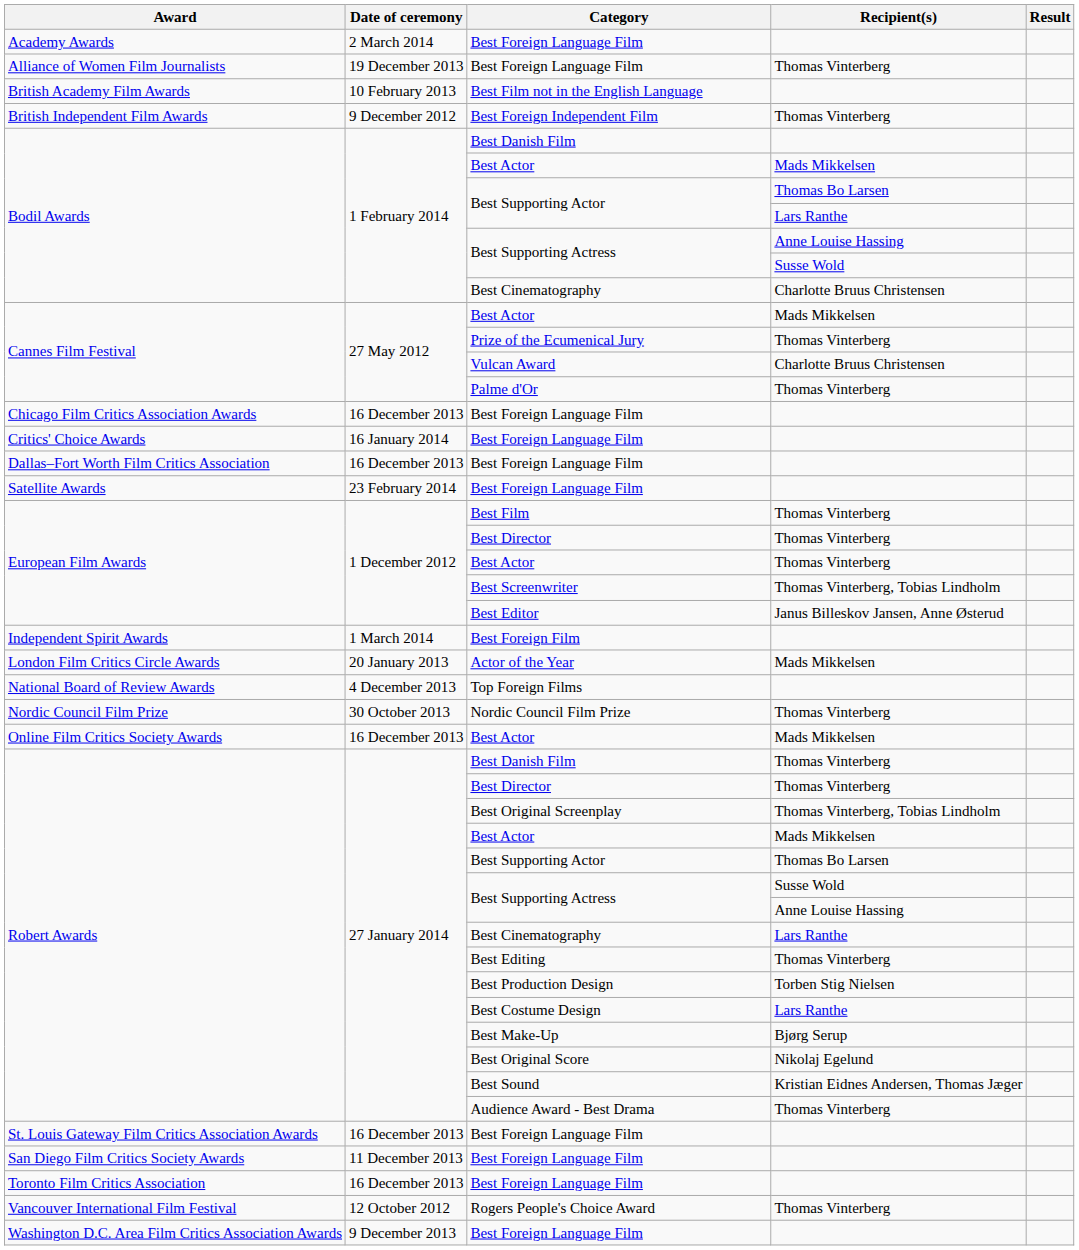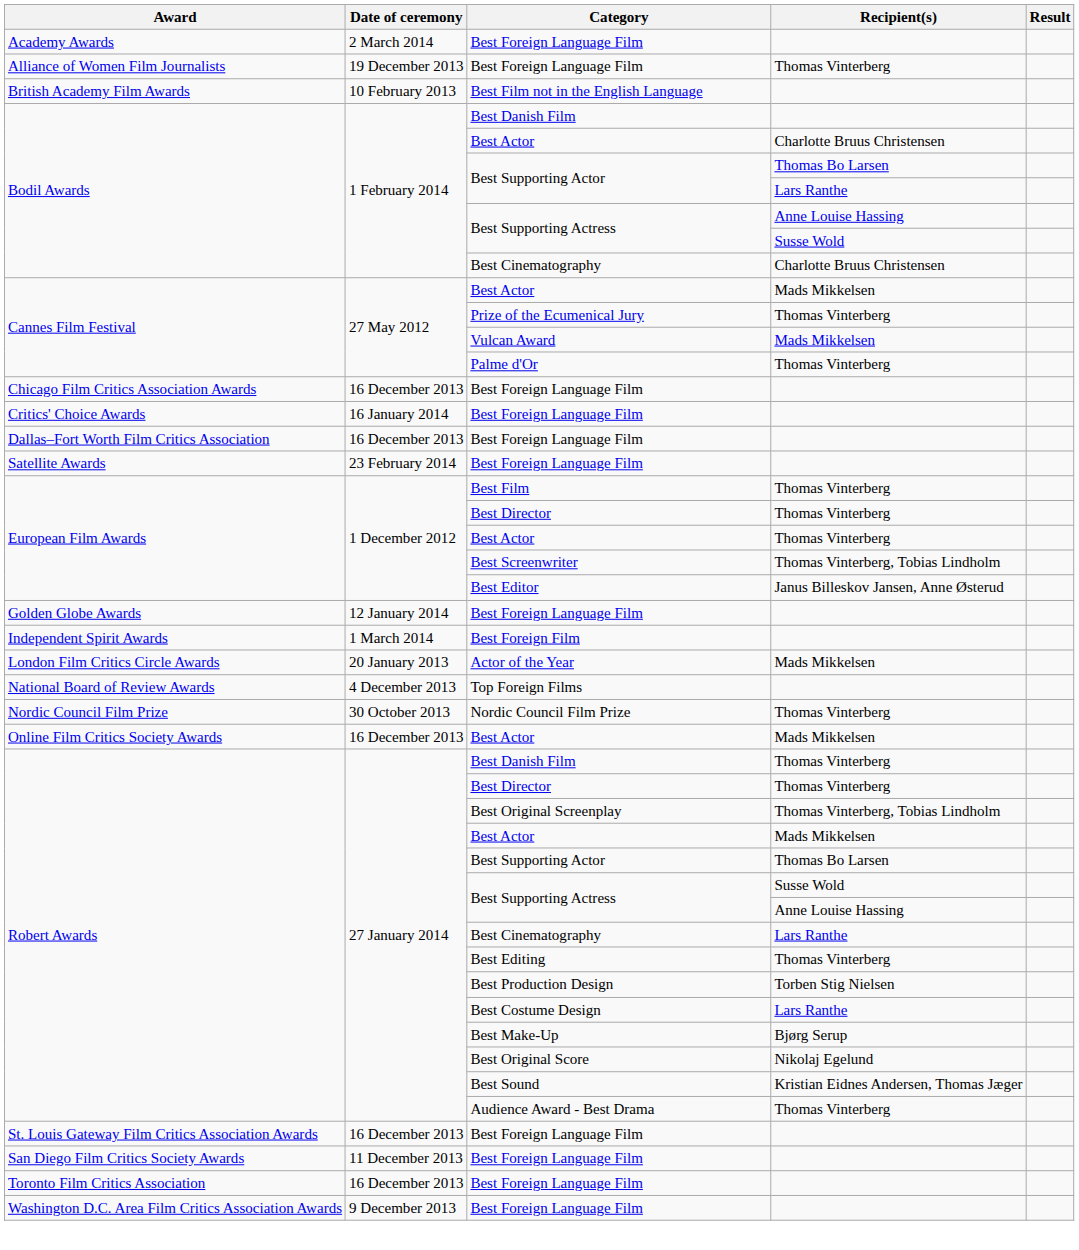- row: (108, 116)
(825, 165) Mads Mikkelsen -> (860, 141) Charlotte Bruus Christensen
(860, 364) Charlotte Bruus Christensen -> (825, 339) Mads Mikkelsen
+ row: (75, 612)
- row: (122, 1208)
